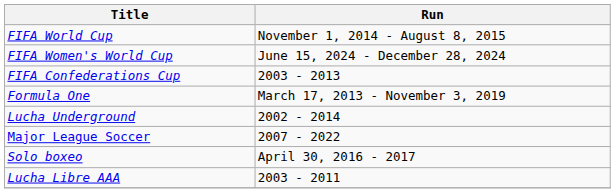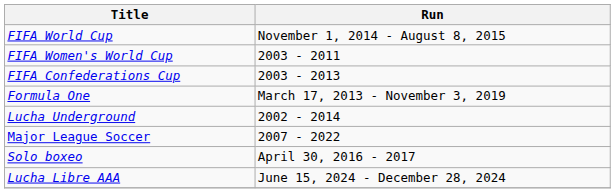(382, 55) June 15, 2024 - December 28, 2024 -> (299, 55) 2003 - 2011
(299, 177) 2003 - 2011 -> (382, 177) June 15, 2024 - December 28, 2024
